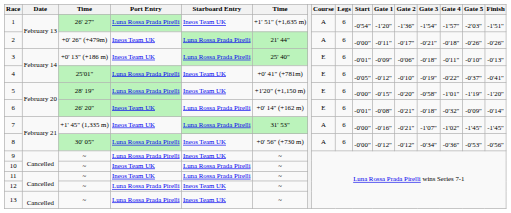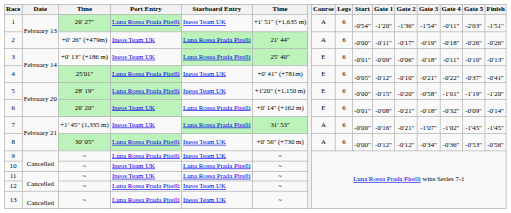(451, 26) -1'57" -> (451, 26) -0'11"
(429, 43) -0'21" -> (429, 43) -0'19"
(429, 77) -0'19" -> (429, 77) -0'21"
